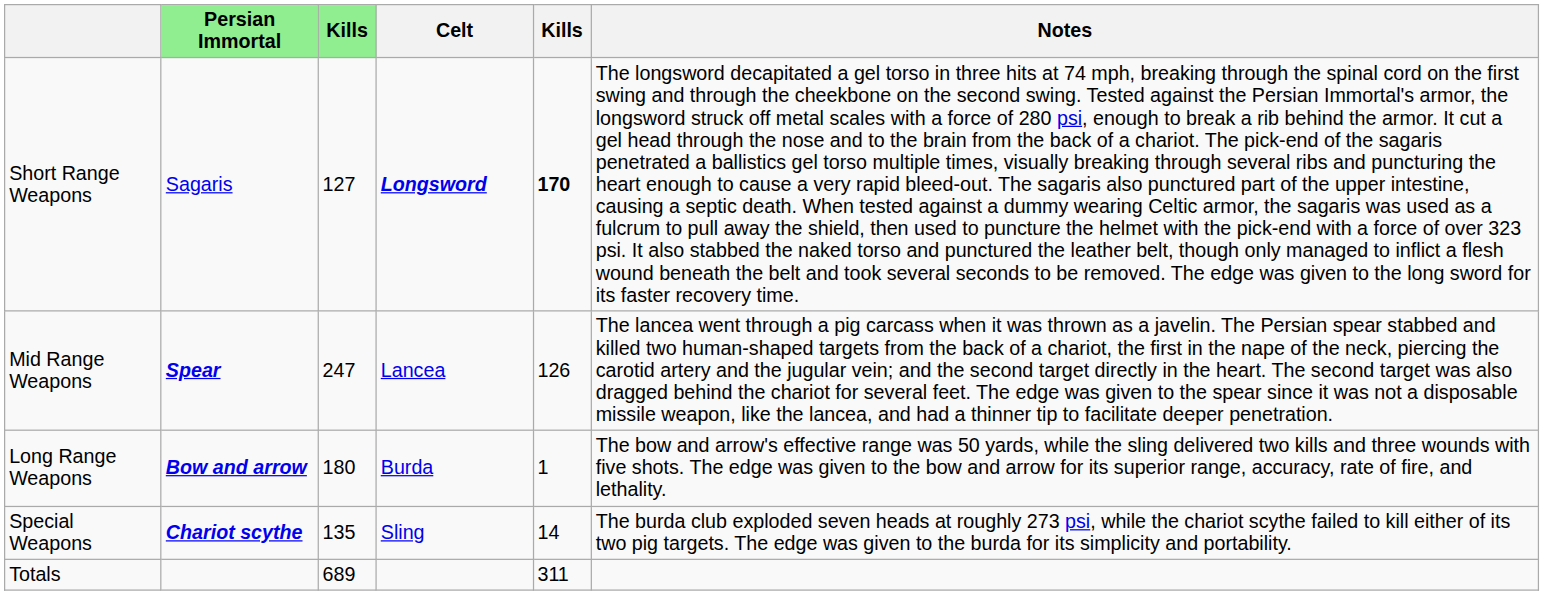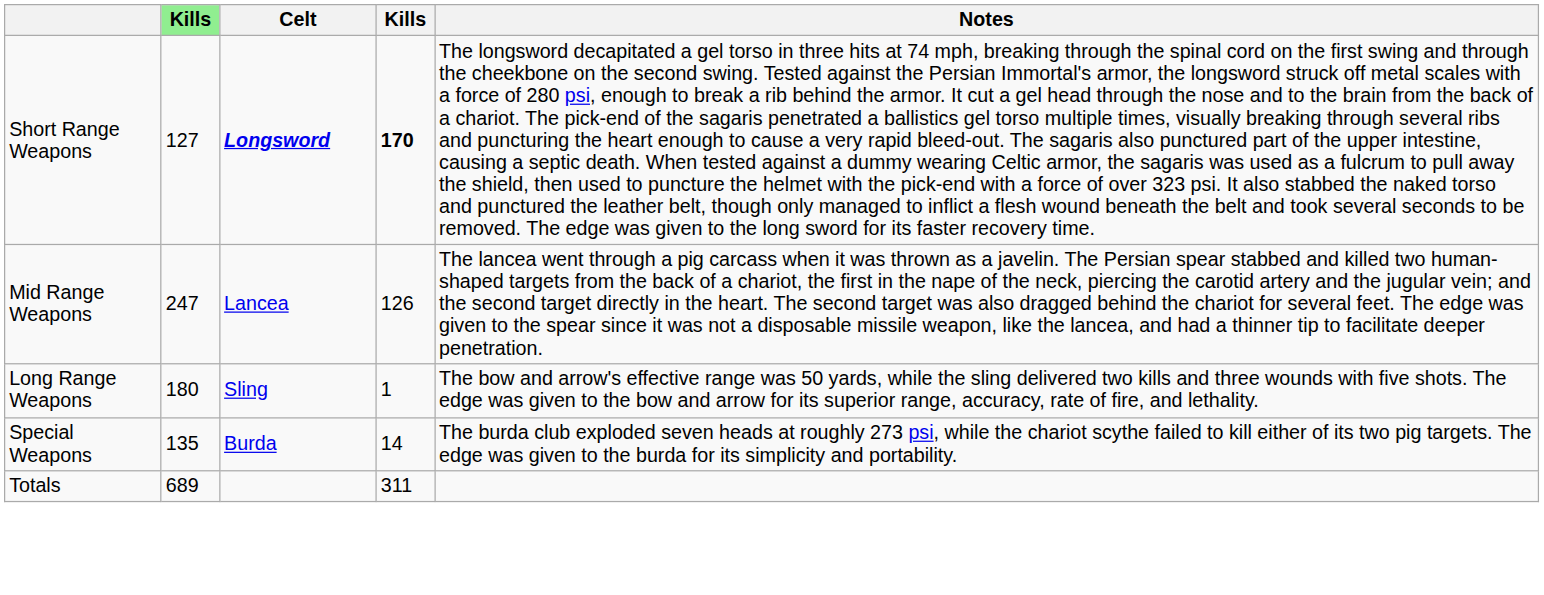- column: (240, 31)
(407, 467) Burda -> (246, 390) Sling
(403, 532) Sling -> (250, 443) Burda
